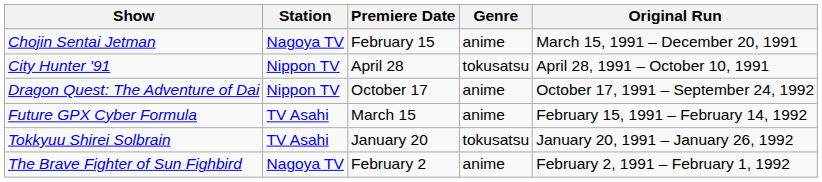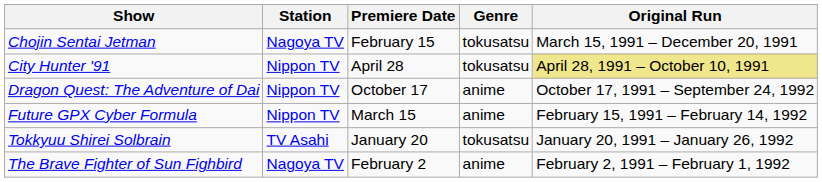(484, 41) anime -> (496, 41) tokusatsu
(653, 66) no background -> (653, 66) khaki background
(298, 115) TV Asahi -> (303, 115) Nippon TV
